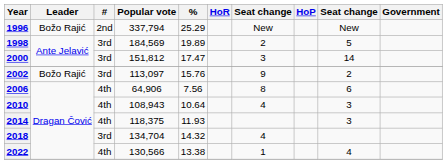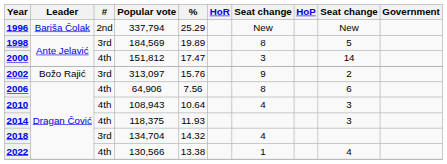(62, 27) Božo Rajić -> (62, 27) Bariša Čolak
(263, 43) 2 -> (263, 43) 8
(105, 58) 3rd -> (105, 58) 4th
(147, 74) 113,097 -> (147, 74) 313,097
